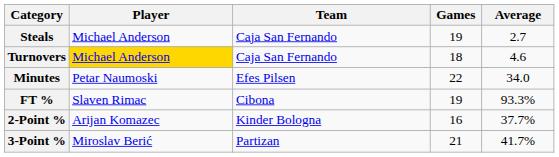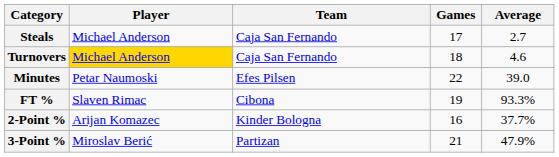(456, 36) 19 -> (456, 36) 17
(518, 78) 34.0 -> (518, 78) 39.0
(518, 141) 41.7% -> (518, 141) 47.9%
